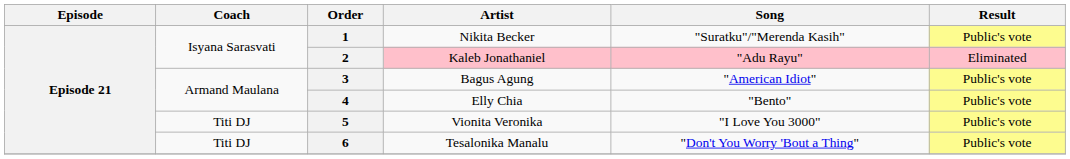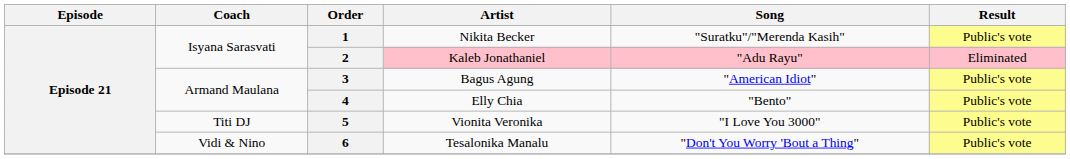(232, 143) Titi DJ -> (232, 143) Vidi & Nino
